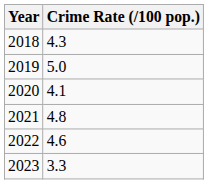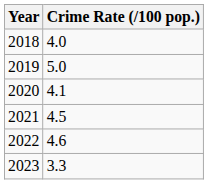(56, 41) 4.3 -> (56, 41) 4.0
(56, 116) 4.8 -> (56, 116) 4.5
